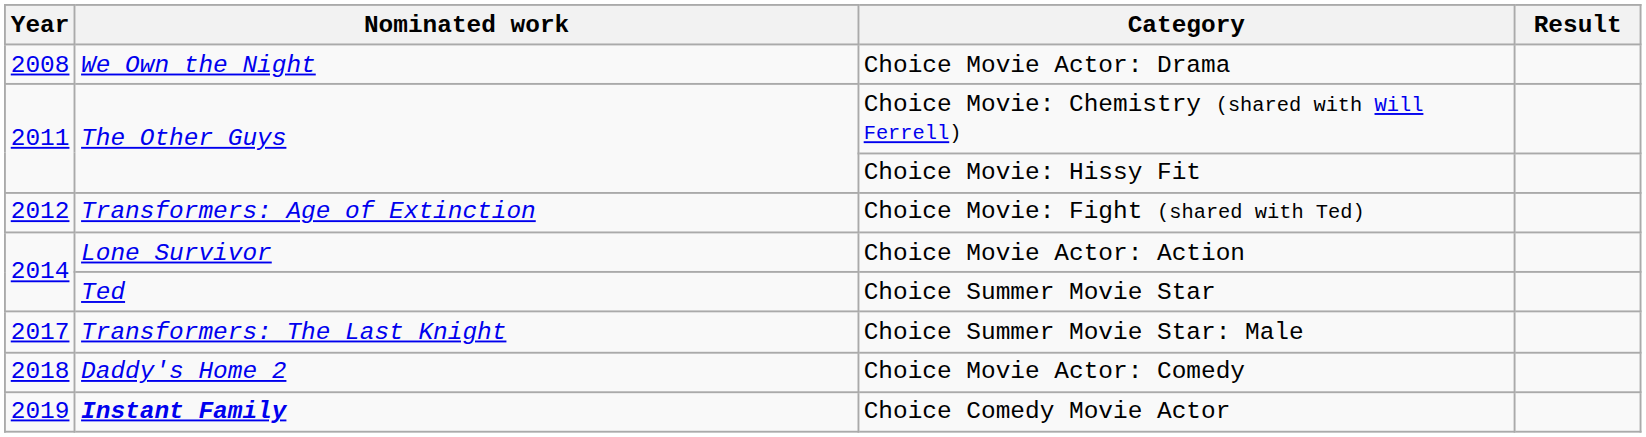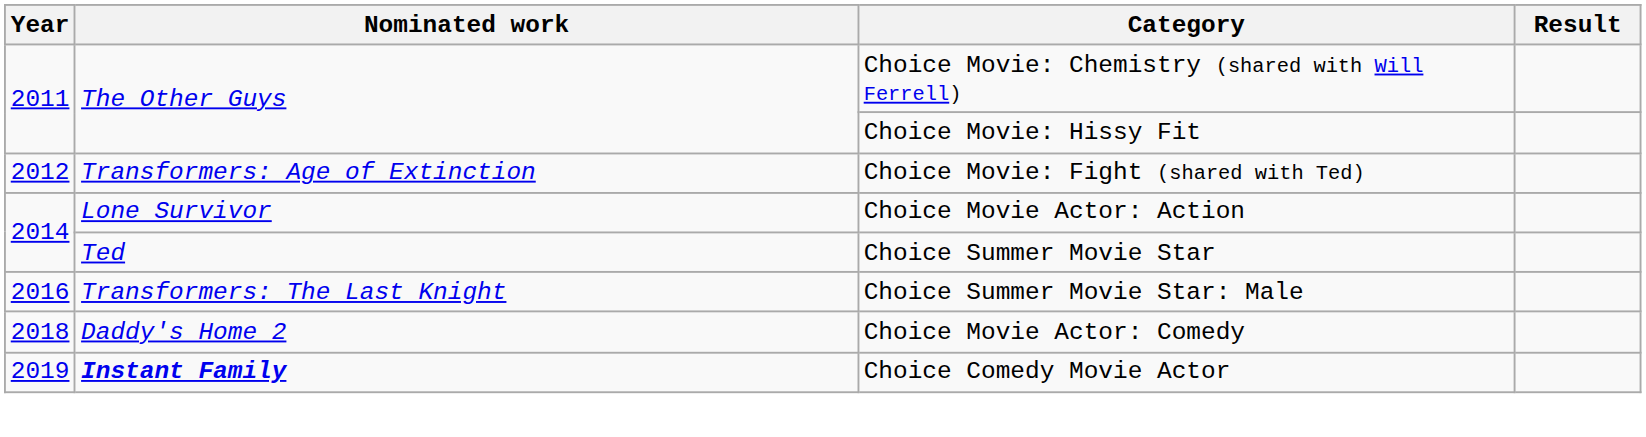- row: (1047, 65)
(40, 332) 2017 -> (40, 292) 2016
